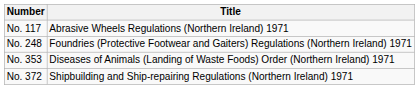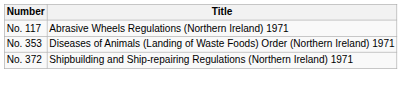- row: (24, 44)
